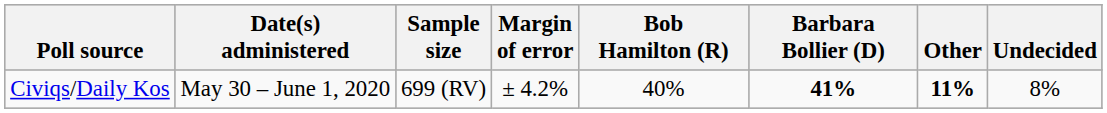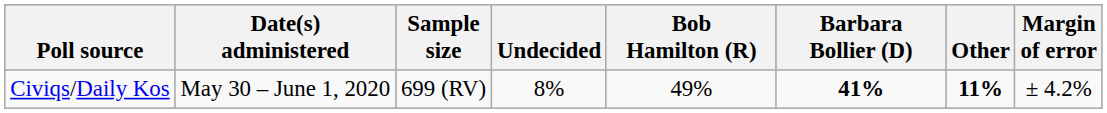columns swapped: (535, 37) <-> (1045, 50)
(664, 88) 40% -> (691, 88) 49%
